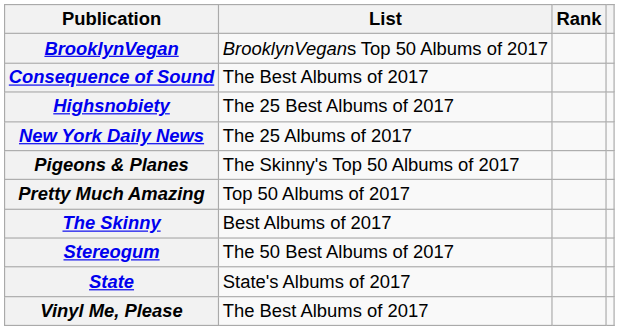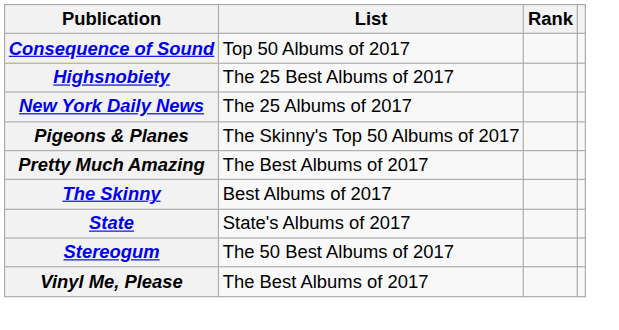- row: (112, 48)
(326, 77) The Best Albums of 2017 -> (316, 48) Top 50 Albums of 2017
(316, 194) Top 50 Albums of 2017 -> (326, 164) The Best Albums of 2017
rows swapped: (112, 281) <-> (112, 252)
